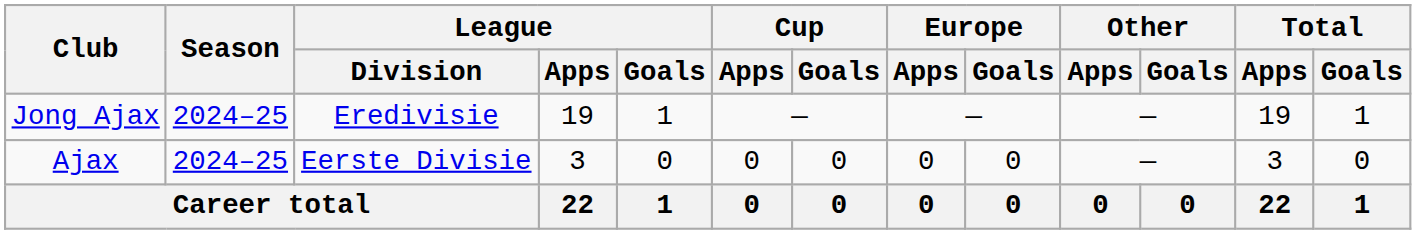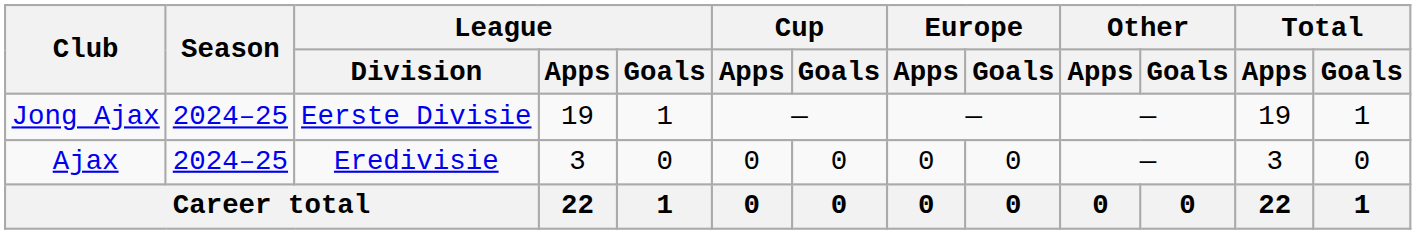(416, 117) Eredivisie -> (416, 117) Eerste Divisie
(416, 162) Eerste Divisie -> (416, 162) Eredivisie
